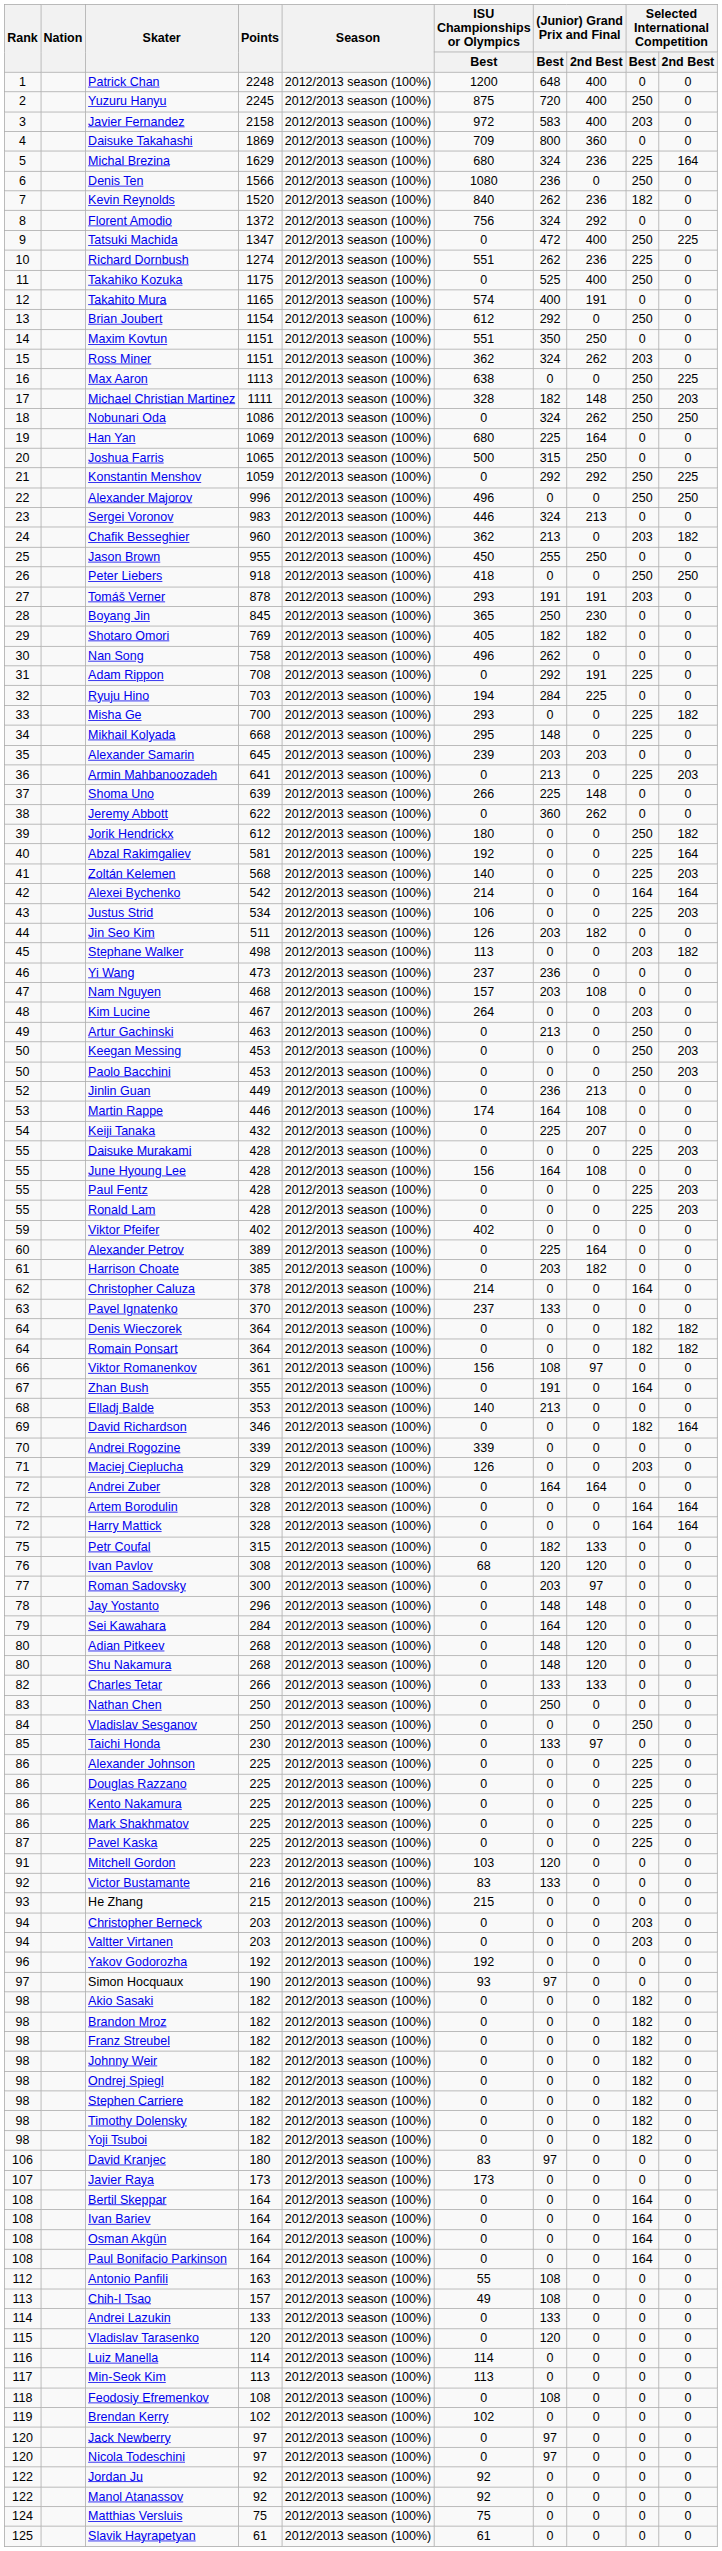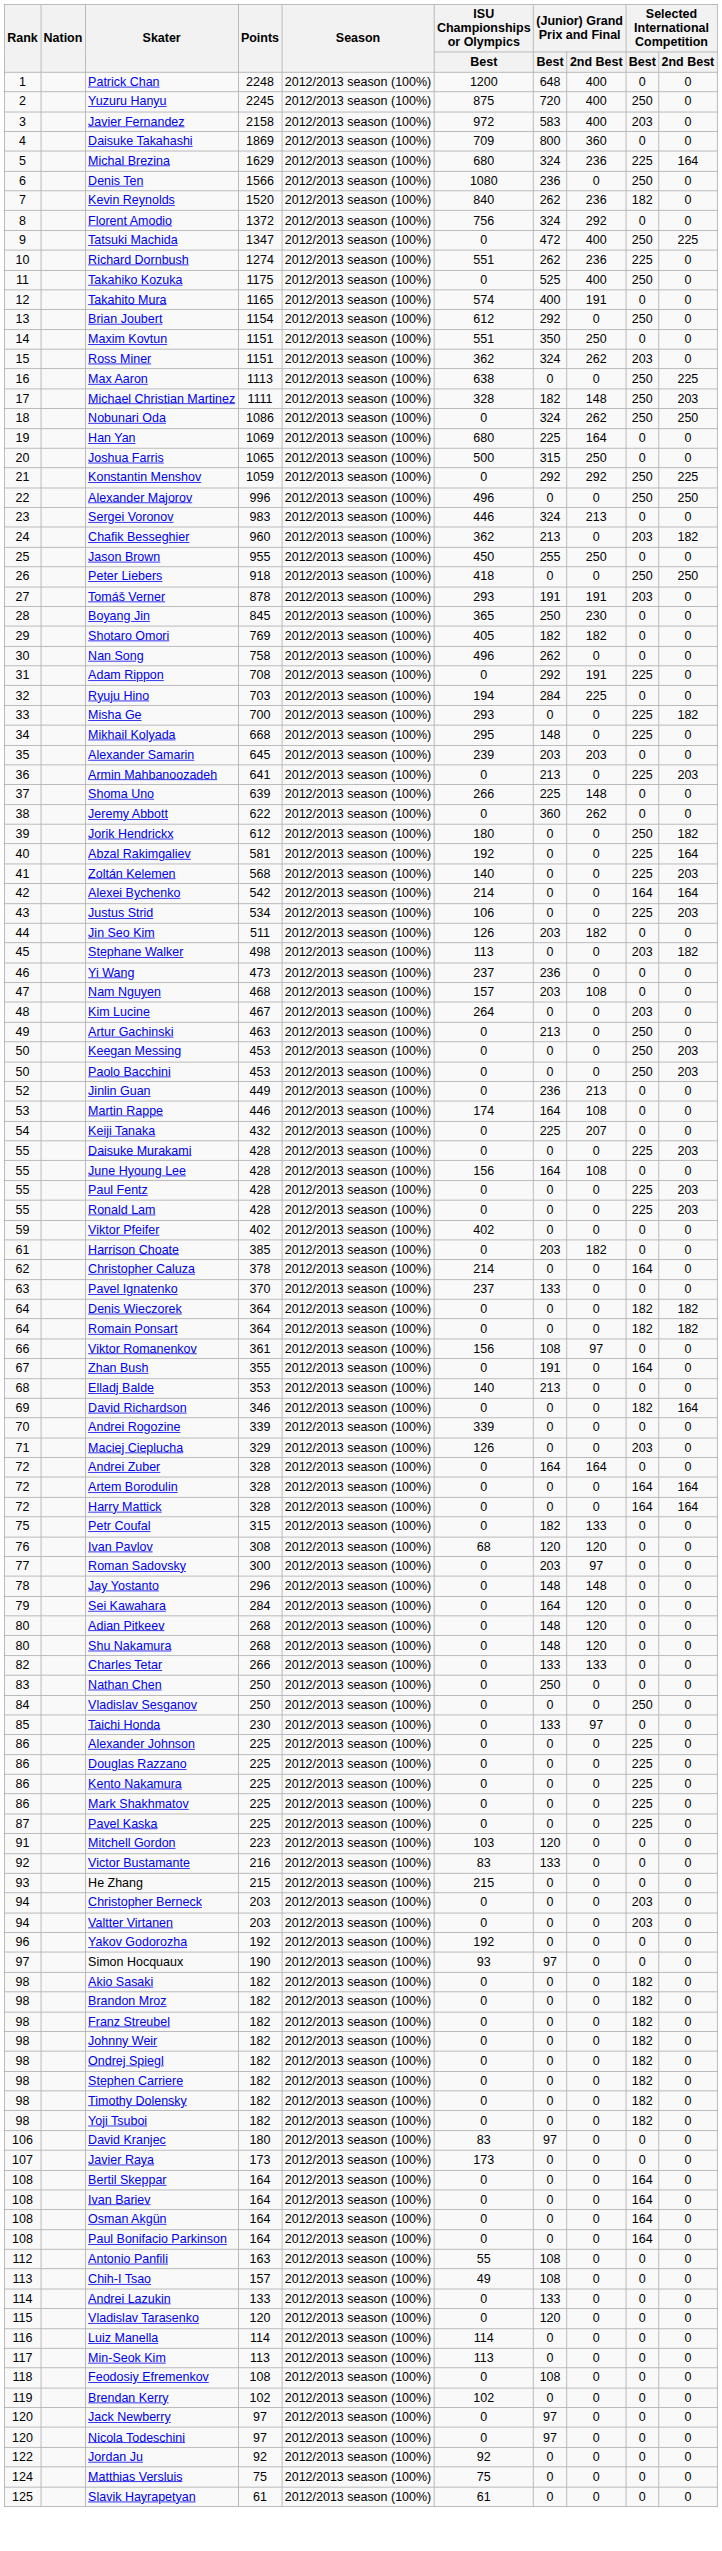- row: (136, 1249)
- row: (136, 2496)
